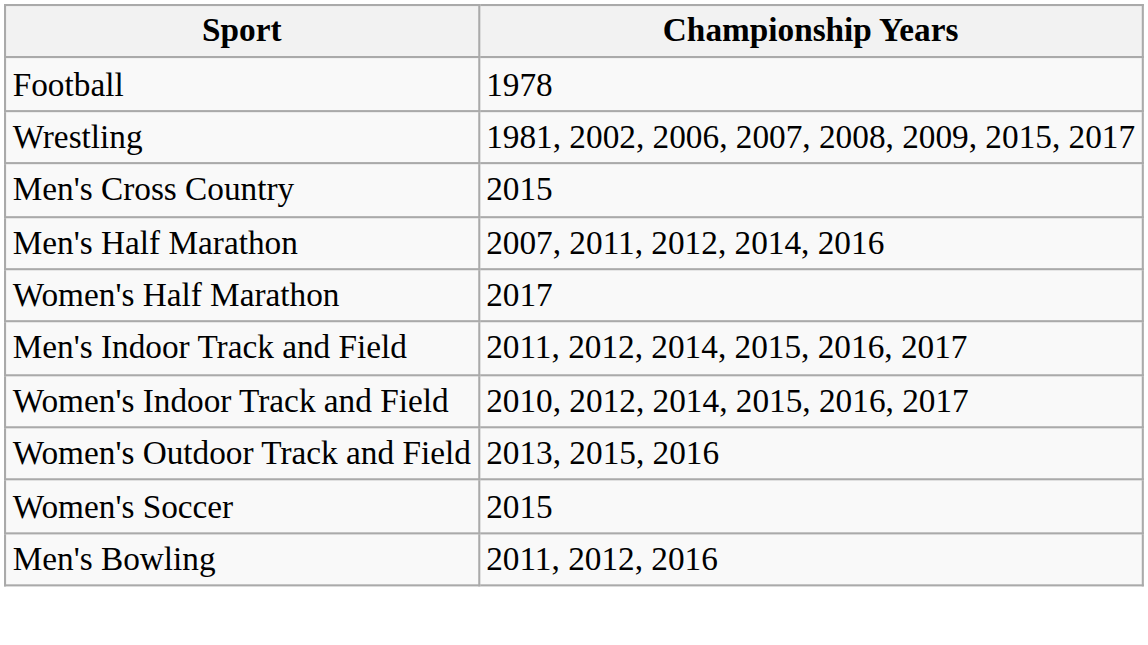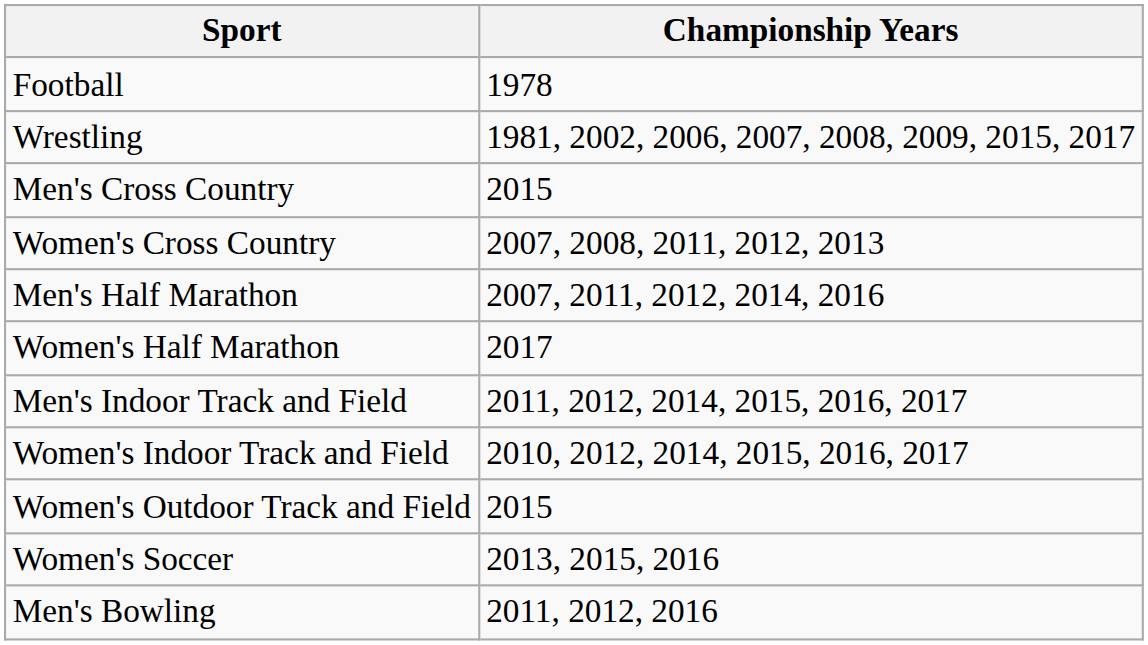+ row: (174, 242)
(603, 453) 2013, 2015, 2016 -> (519, 505) 2015
(519, 505) 2015 -> (603, 558) 2013, 2015, 2016
